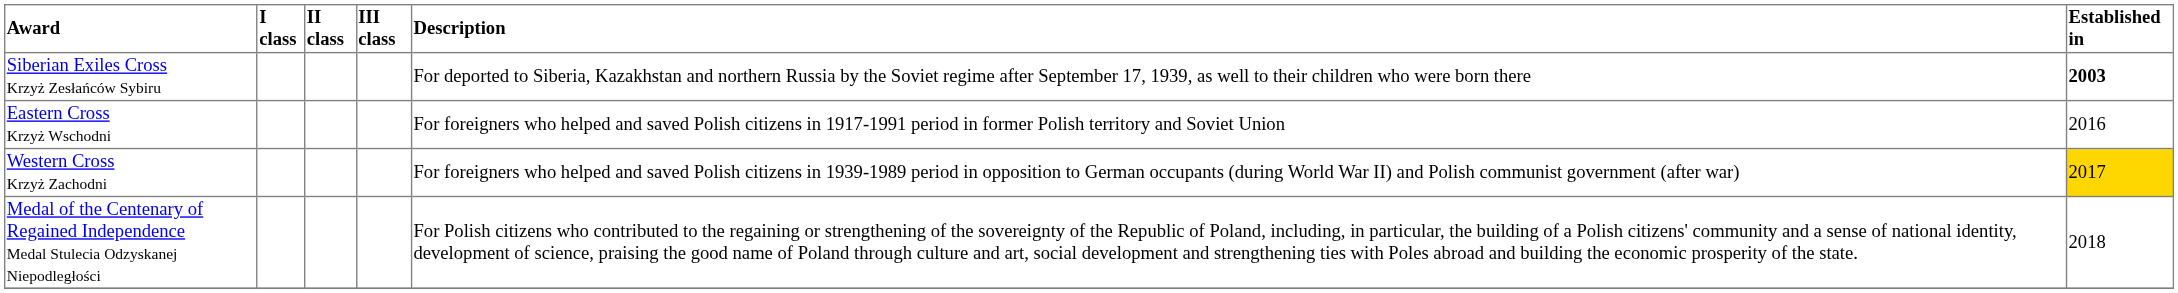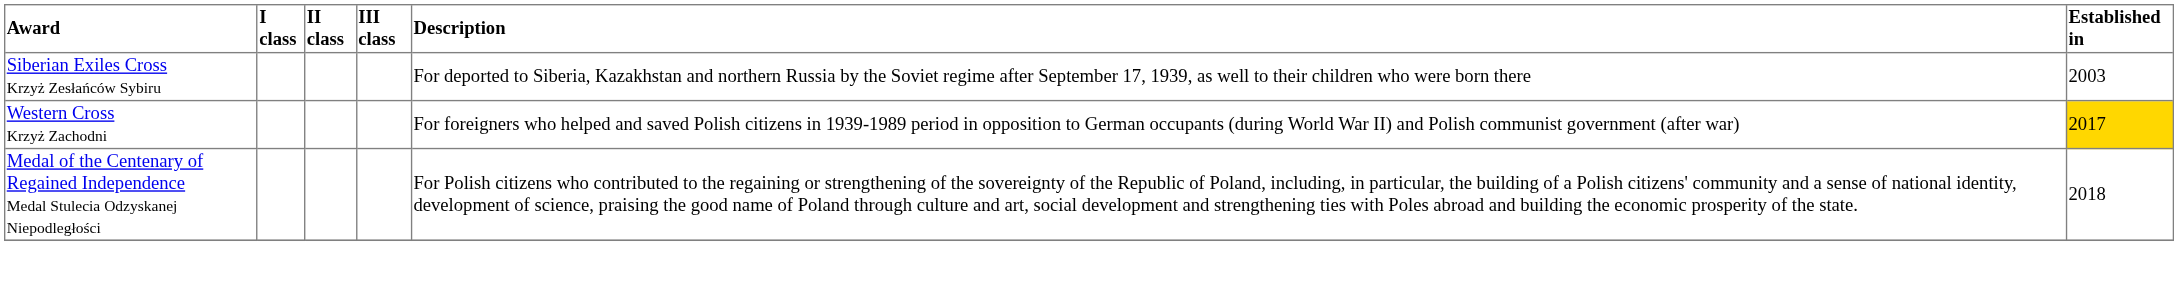(2087, 76) bold -> (2087, 76) normal
- row: (59, 123)
